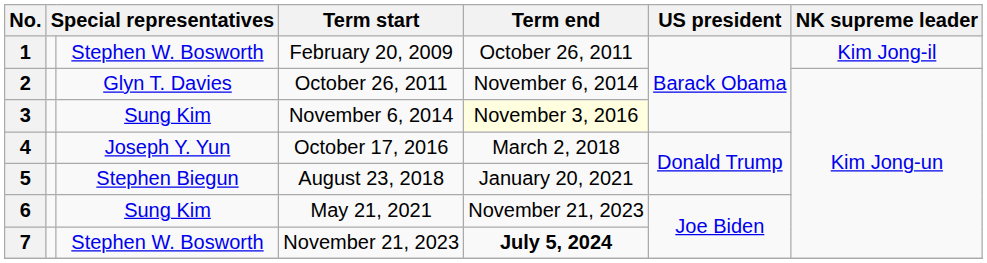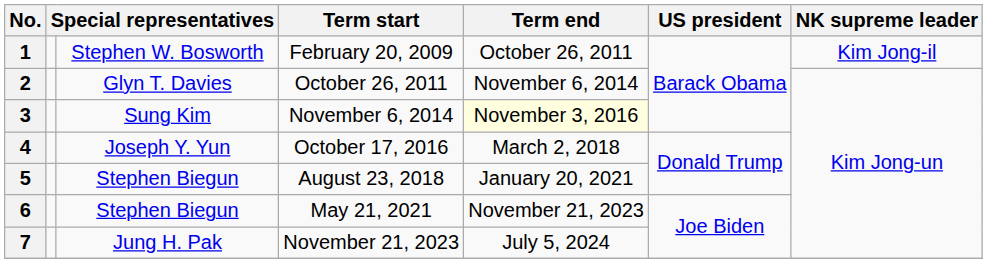(167, 210) Sung Kim -> (167, 210) Stephen Biegun
(167, 242) Stephen W. Bosworth -> (167, 242) Jung H. Pak
(556, 242) bold -> (556, 242) normal
